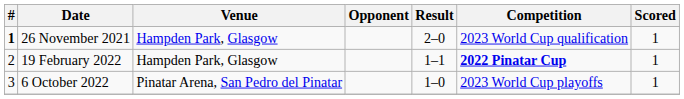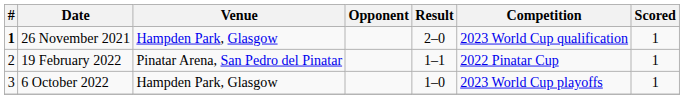(207, 60) Hampden Park, Glasgow -> (239, 60) Pinatar Arena, San Pedro del Pinatar
(513, 60) bold -> (509, 60) normal
(239, 82) Pinatar Arena, San Pedro del Pinatar -> (207, 82) Hampden Park, Glasgow
